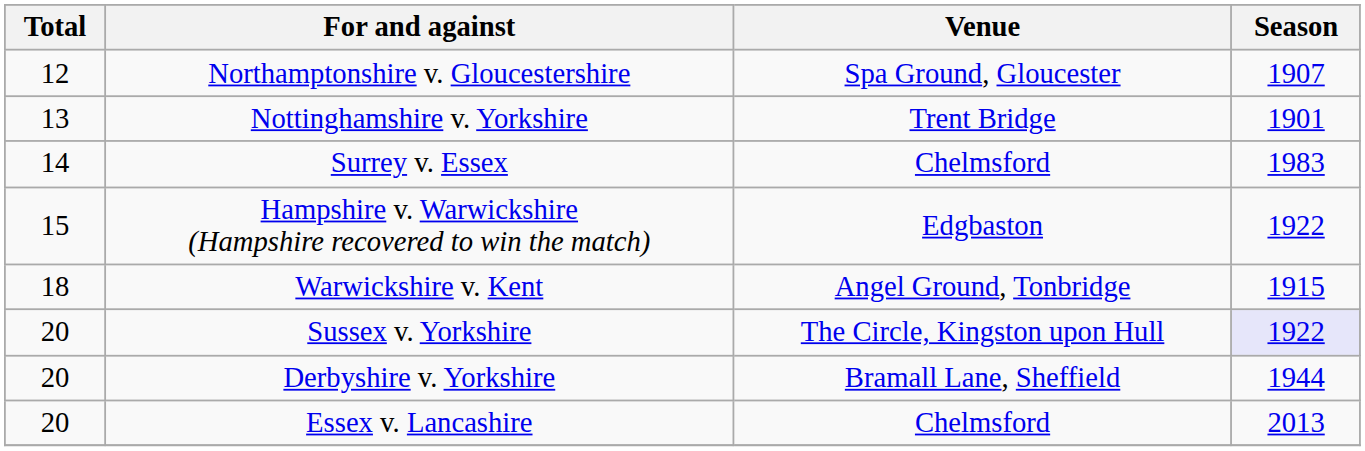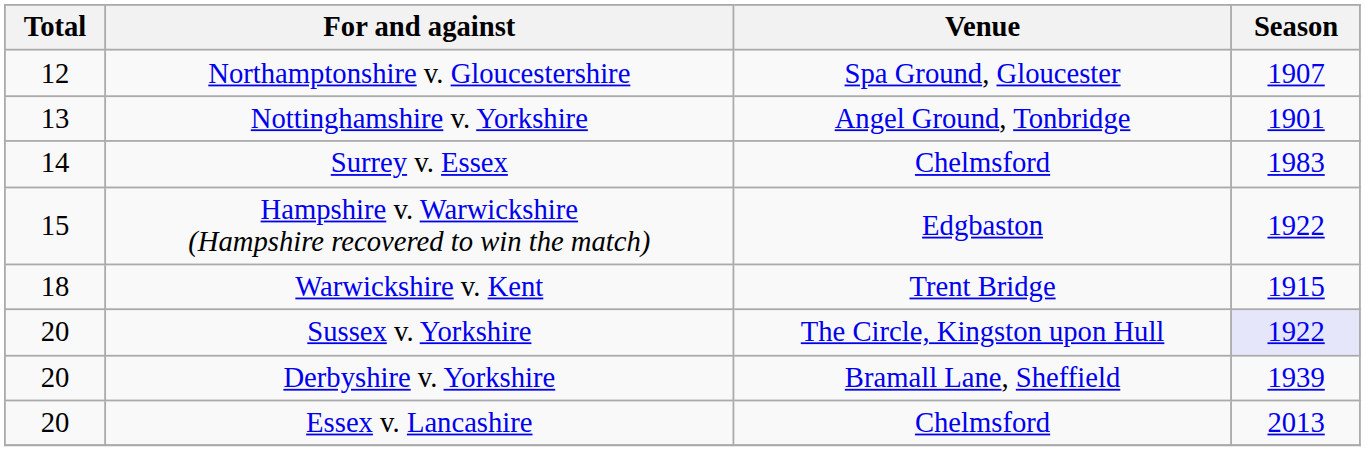(983, 118) Trent Bridge -> (983, 118) Angel Ground, Tonbridge
(983, 286) Angel Ground, Tonbridge -> (983, 286) Trent Bridge
(1296, 377) 1944 -> (1296, 377) 1939
